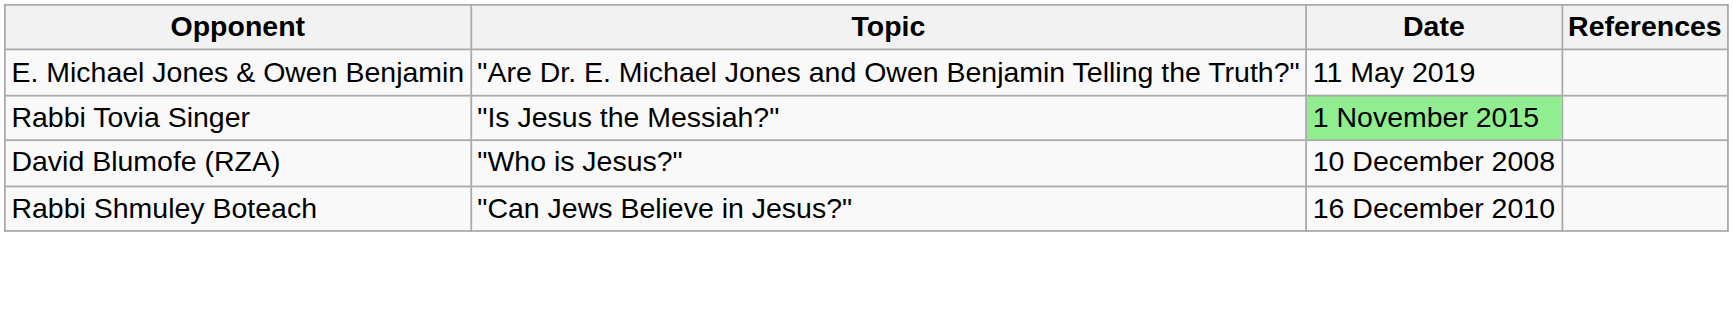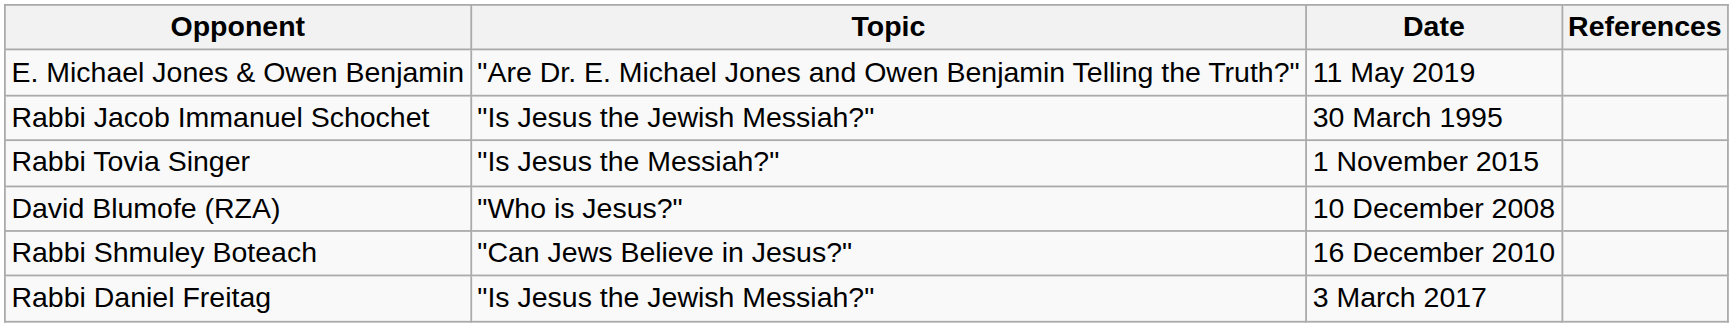+ row: (220, 117)
(1426, 117) lightgreen background -> (1426, 162) no background
+ row: (141, 298)
